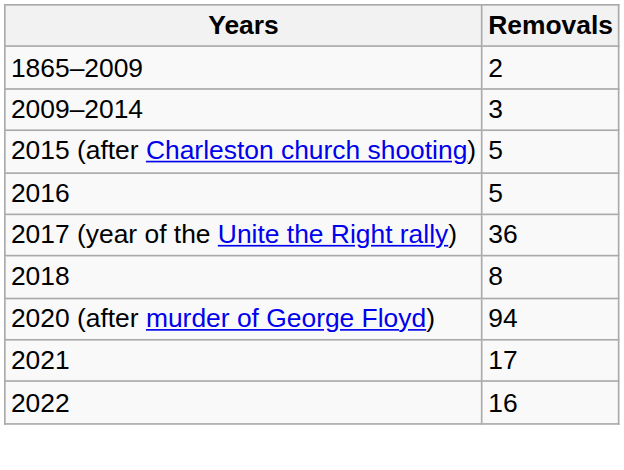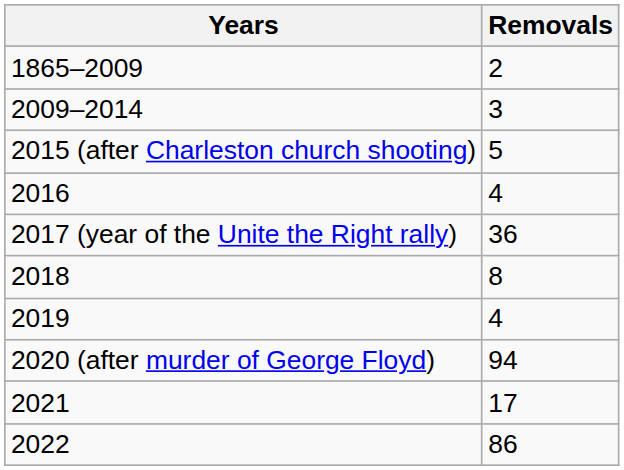(496, 192) 5 -> (496, 192) 4
+ row: (40, 318)
(503, 402) 16 -> (503, 444) 86
